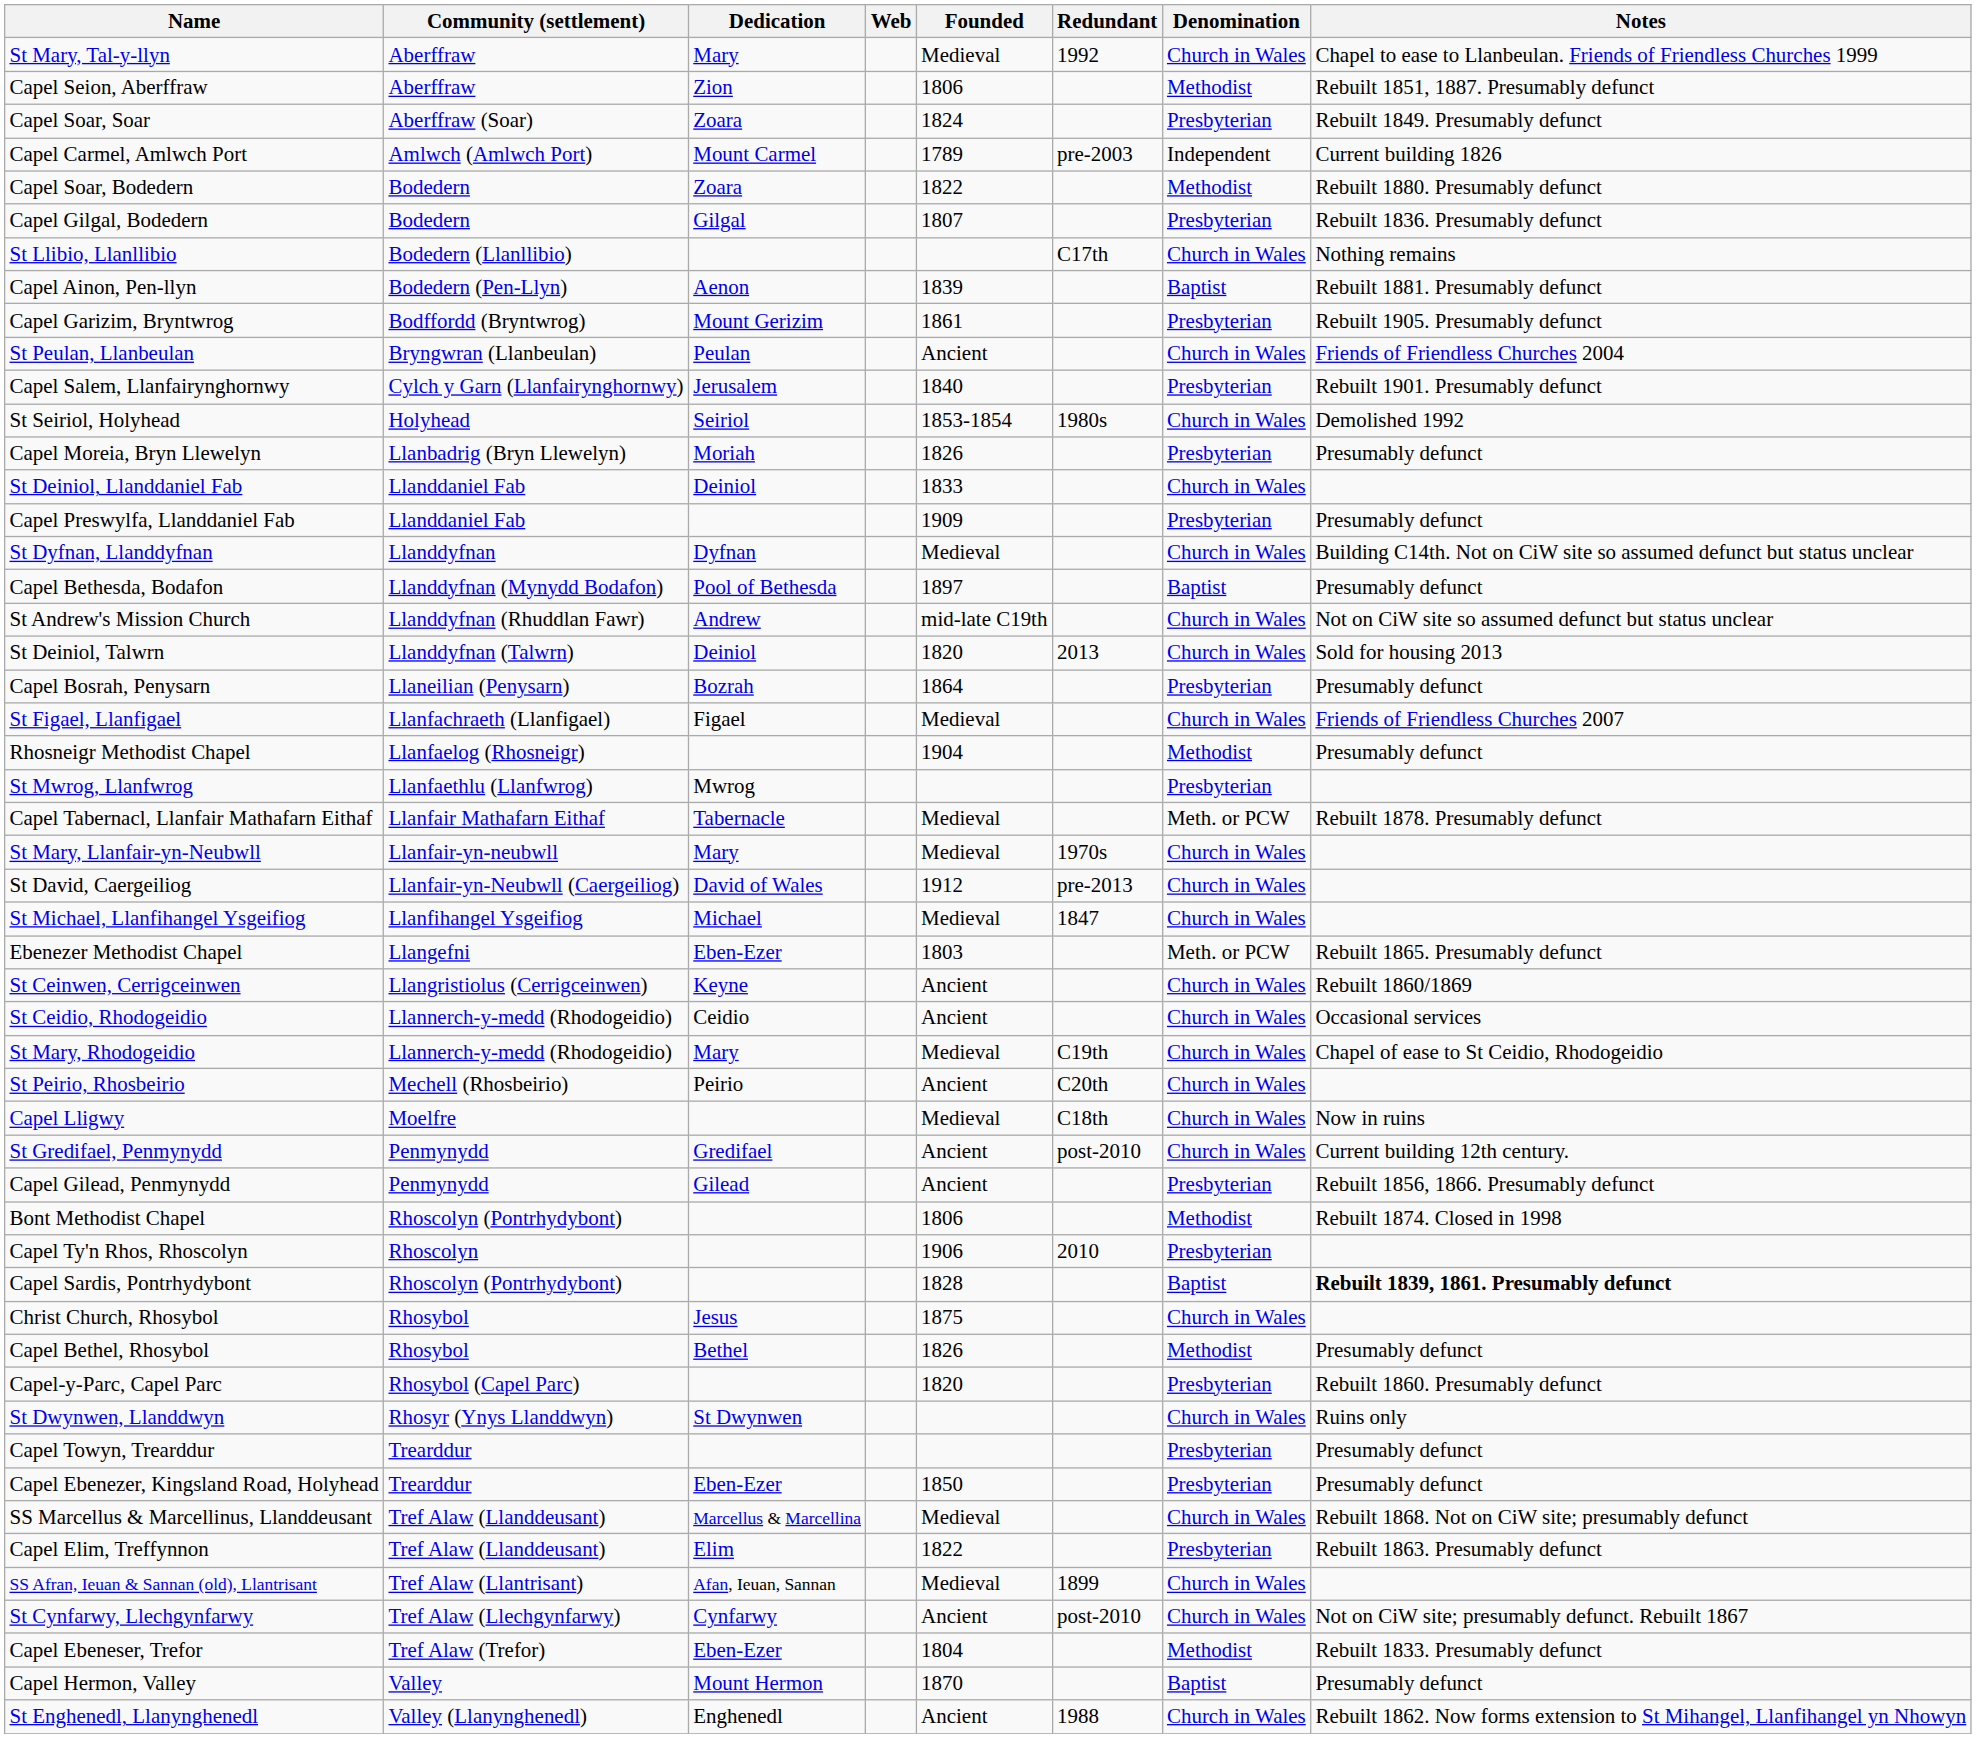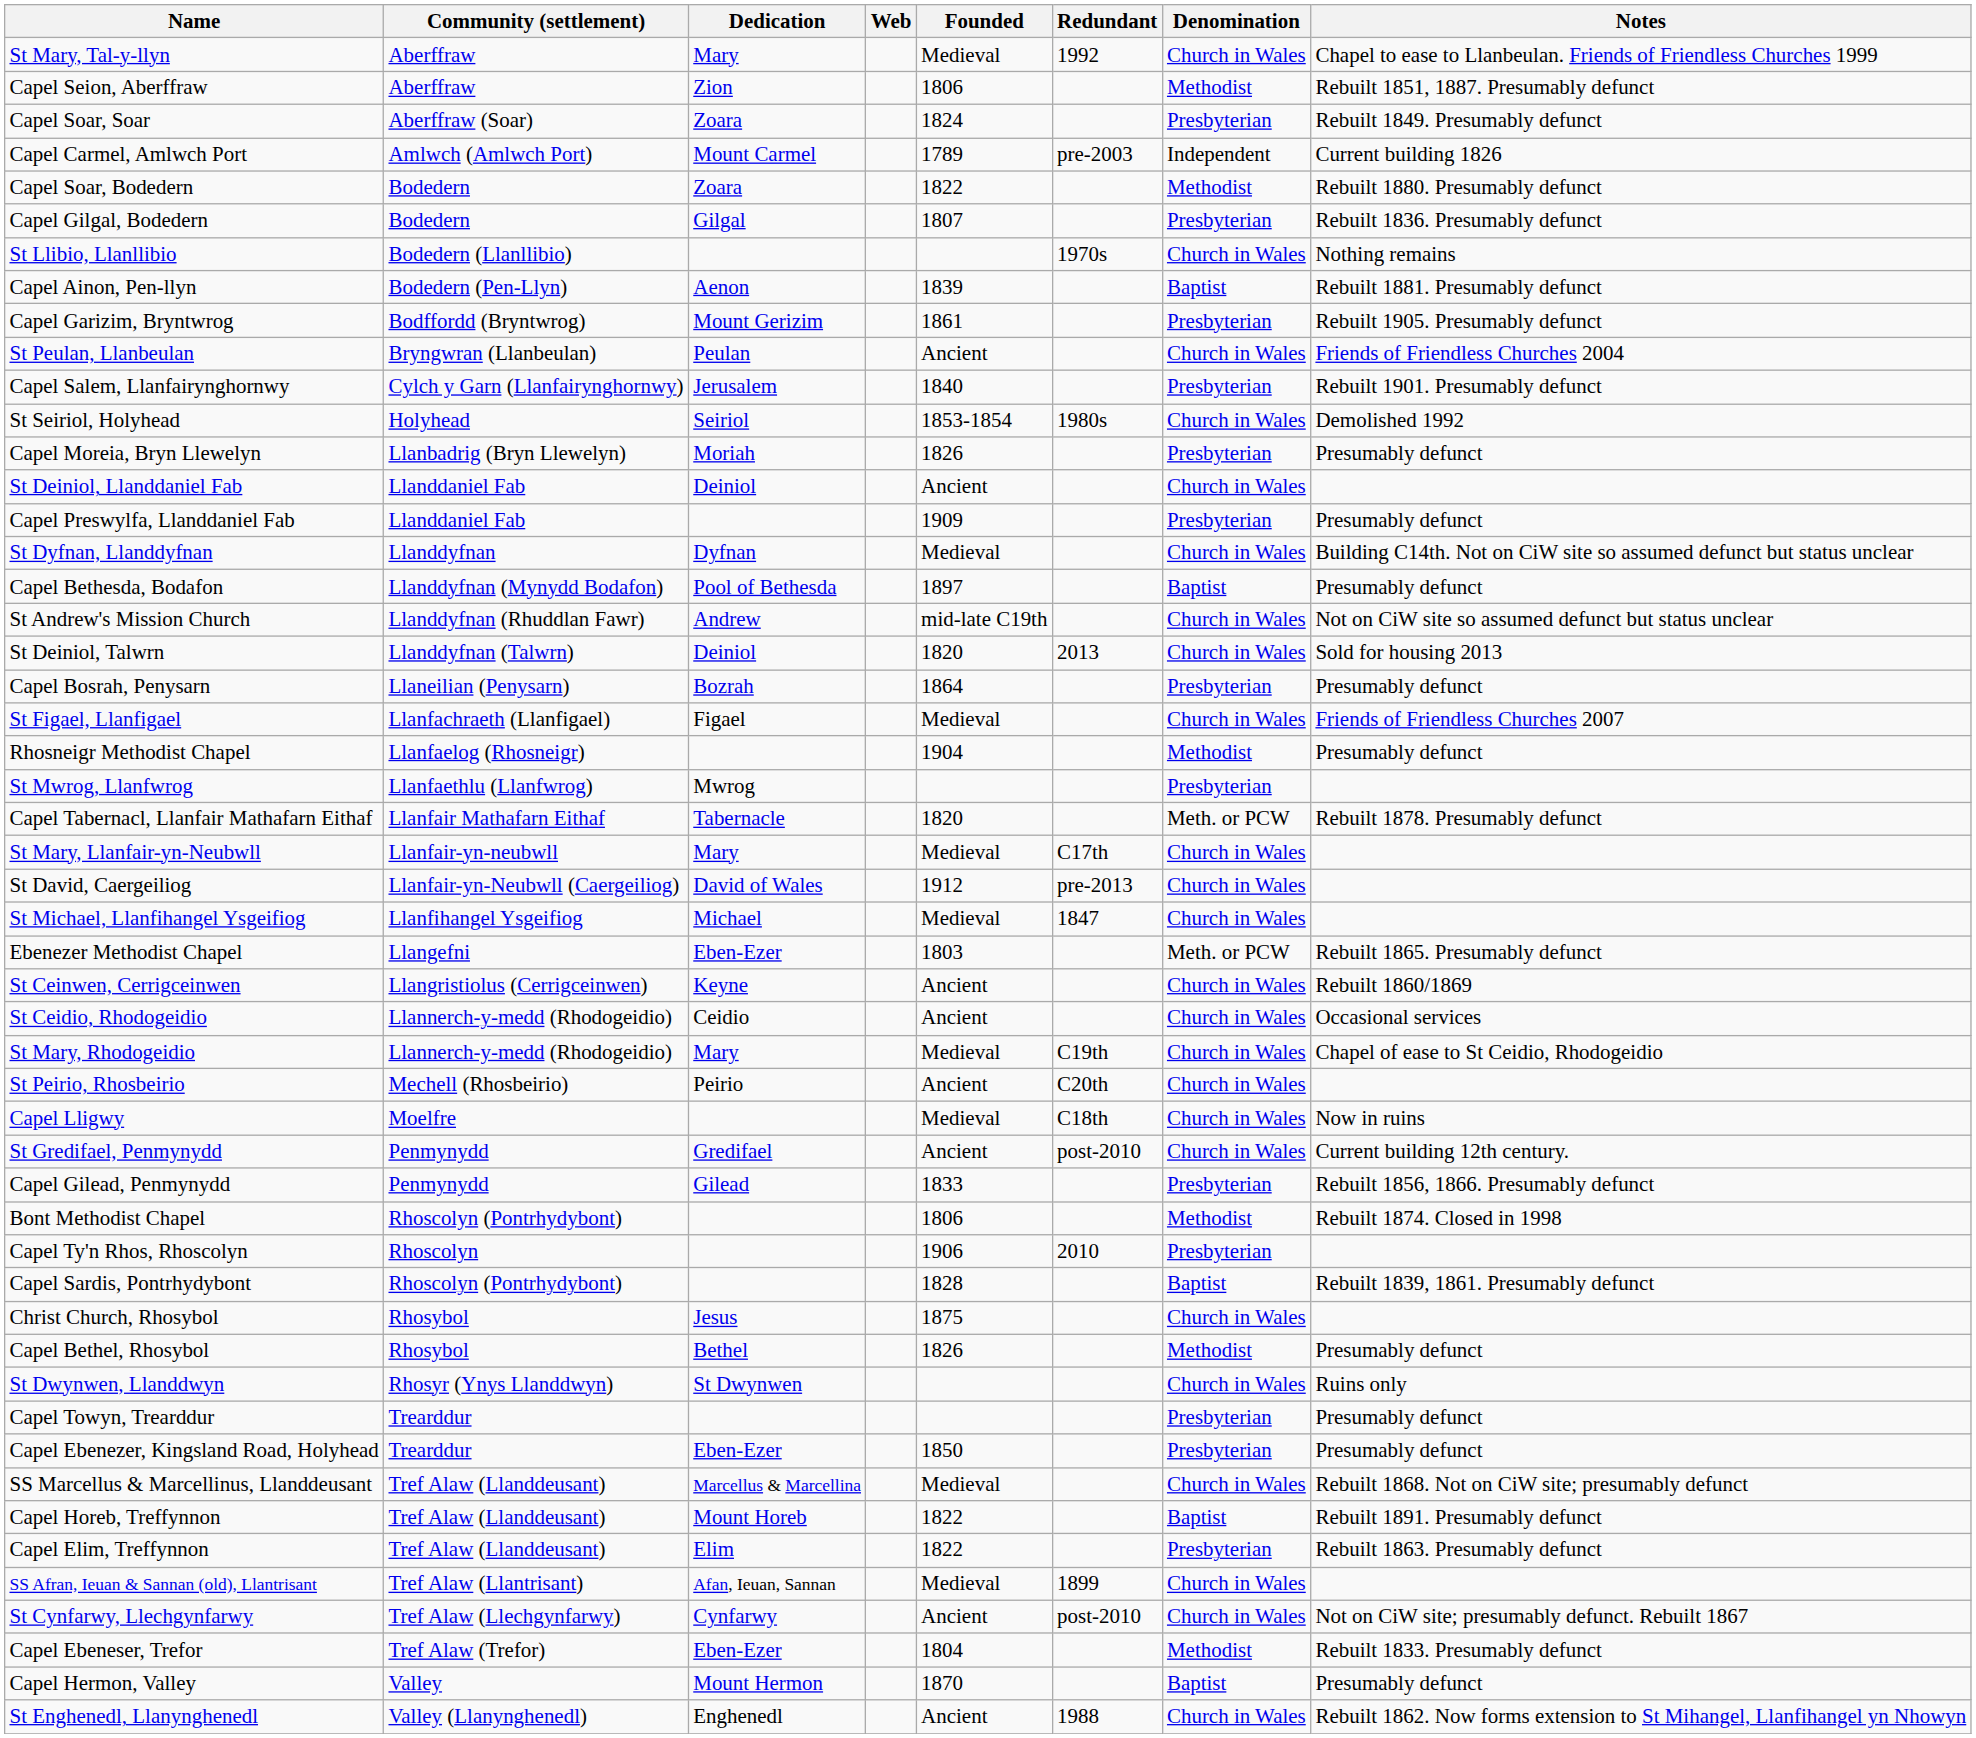(1083, 253) C17th -> (1082, 253) 1970s
(942, 486) 1833 -> (954, 486) Ancient
(961, 818) Medieval -> (942, 818) 1820
(1082, 852) 1970s -> (1083, 852) C17th
(954, 1184) Ancient -> (942, 1184) 1833
(1493, 1284) bold -> (1485, 1284) normal
- row: (116, 1384)
+ row: (115, 1516)
